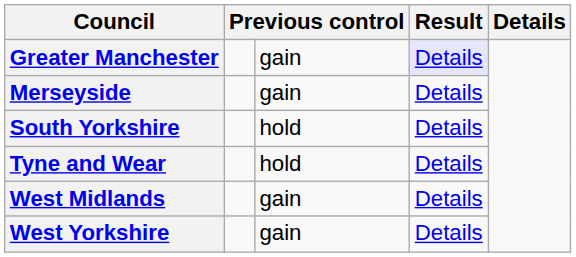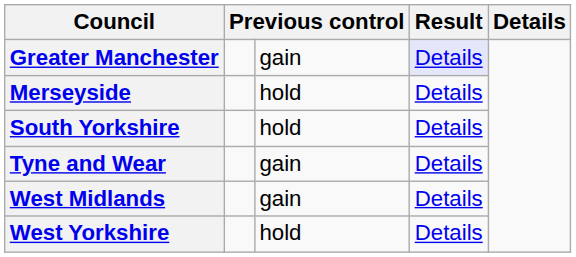(280, 92) gain -> (280, 92) hold
(280, 163) hold -> (280, 163) gain
(280, 233) gain -> (280, 233) hold
